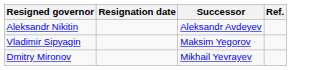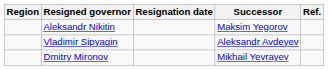+ column: (23, 12)
(221, 27) Aleksandr Avdeyev -> (252, 27) Maksim Yegorov
(215, 42) Maksim Yegorov -> (258, 42) Aleksandr Avdeyev
